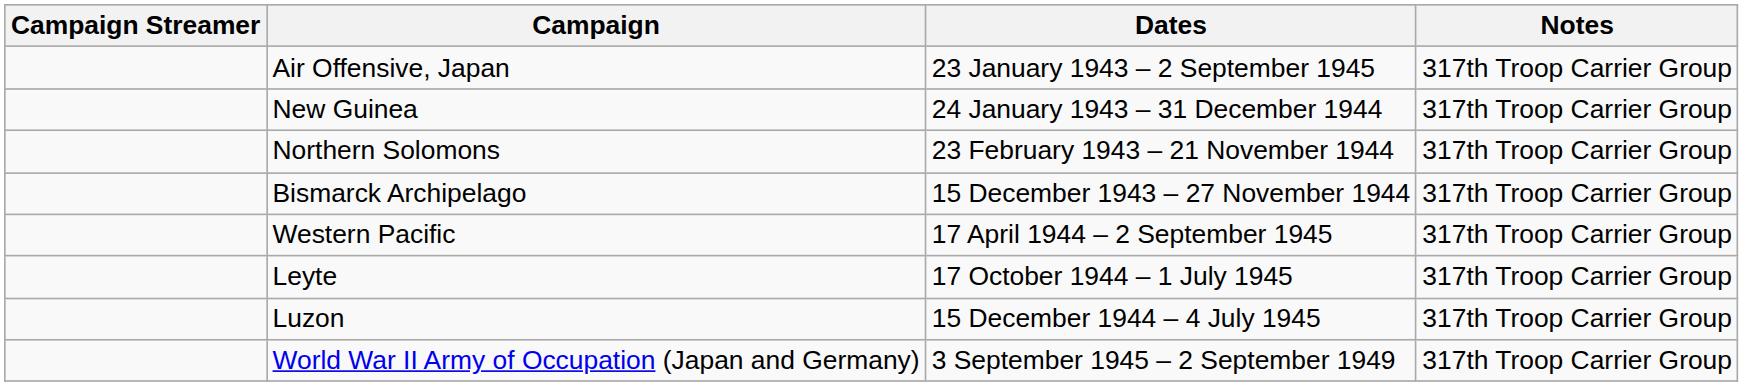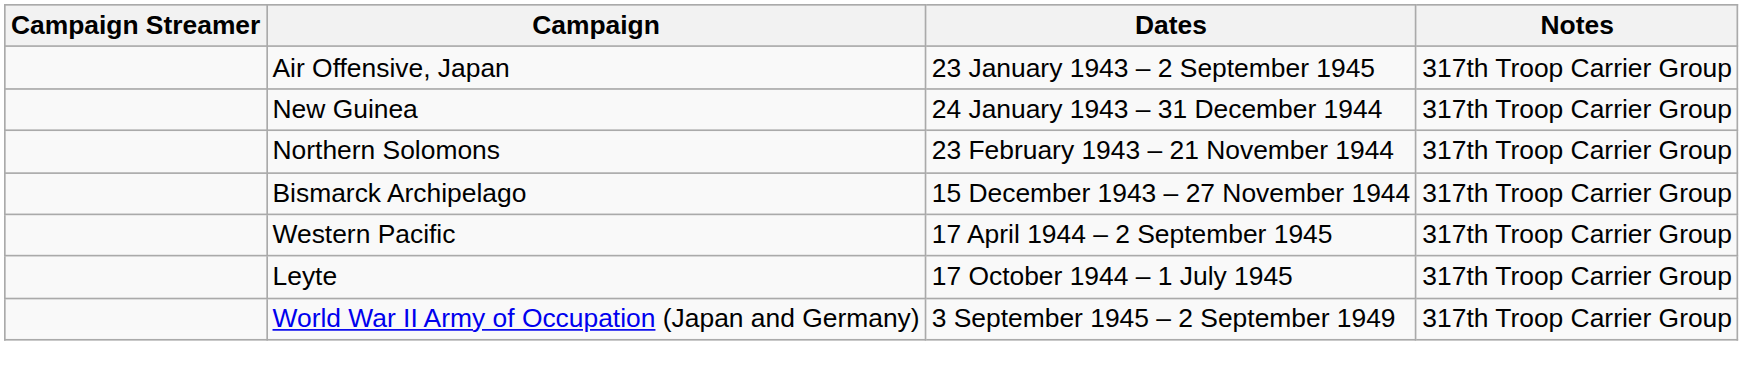- row: (308, 318)
